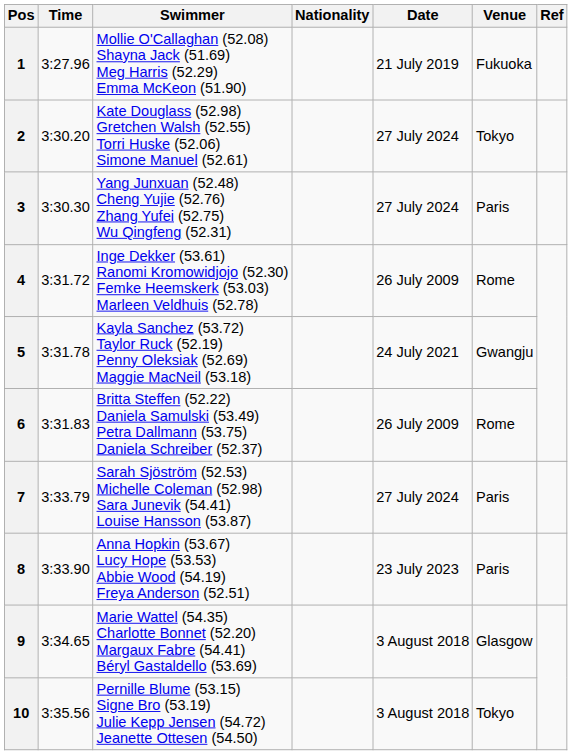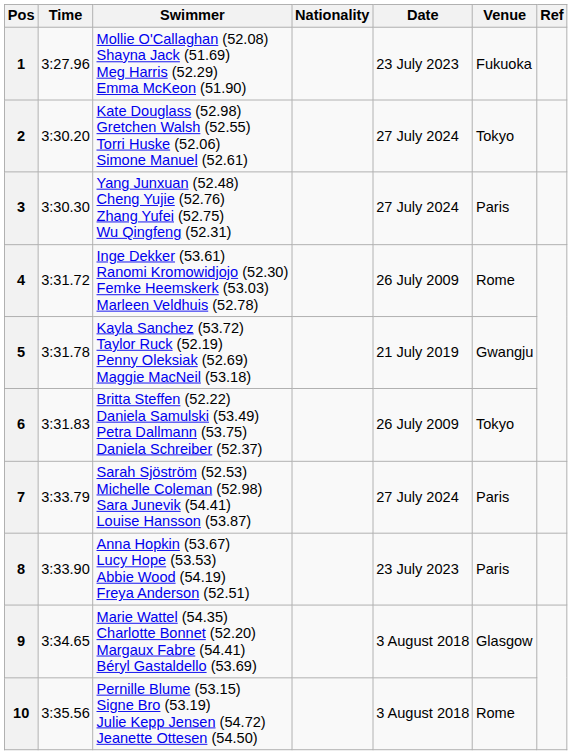(417, 63) 21 July 2019 -> (417, 63) 23 July 2023
(417, 352) 24 July 2021 -> (417, 352) 21 July 2019
(495, 424) Rome -> (495, 424) Tokyo
(495, 713) Tokyo -> (495, 713) Rome
